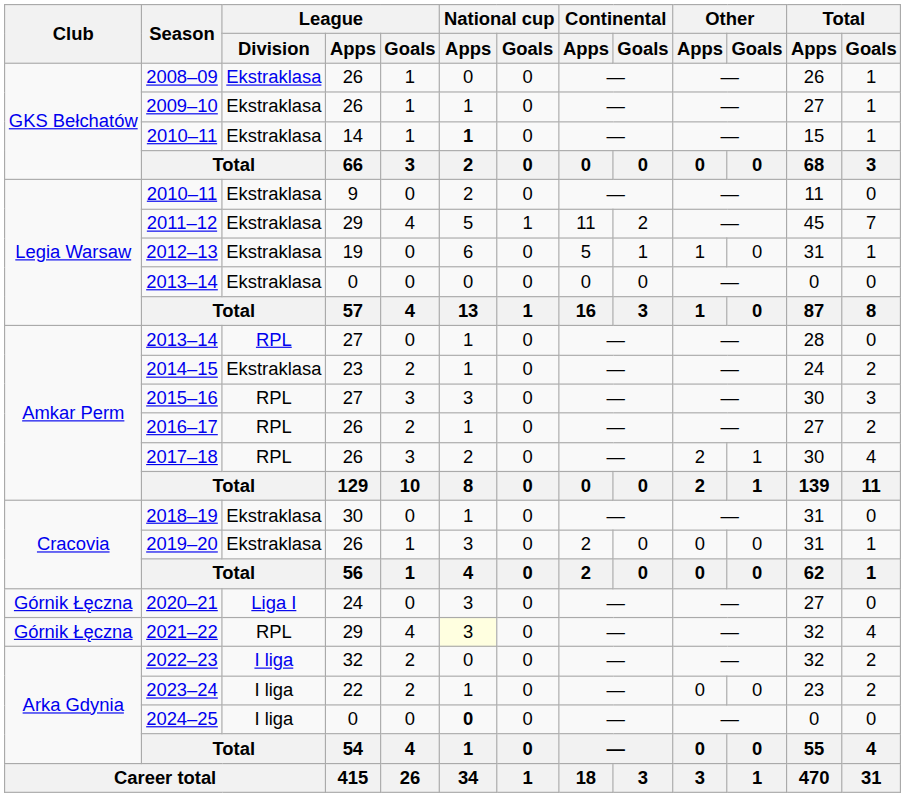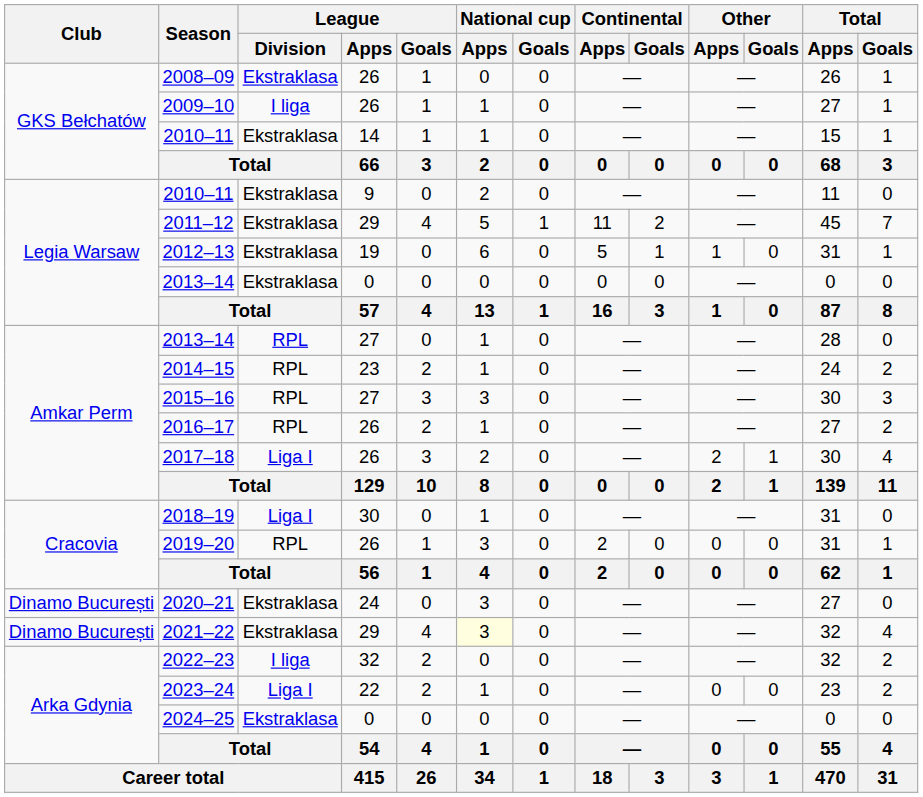(274, 106) Ekstraklasa -> (290, 106) I liga
(468, 135) bold -> (484, 135) normal
(274, 369) Ekstraklasa -> (290, 369) RPL
(274, 456) RPL -> (290, 456) Liga I
(274, 515) Ekstraklasa -> (290, 515) Liga I
(274, 544) Ekstraklasa -> (290, 544) RPL
(73, 602) Górnik Łęczna -> (81, 602) Dinamo București
(274, 602) Liga I -> (290, 602) Ekstraklasa
(73, 631) Górnik Łęczna -> (81, 631) Dinamo București
(274, 631) RPL -> (290, 631) Ekstraklasa
(274, 690) I liga -> (290, 690) Liga I
(274, 719) I liga -> (290, 719) Ekstraklasa
(468, 719) bold -> (484, 719) normal
